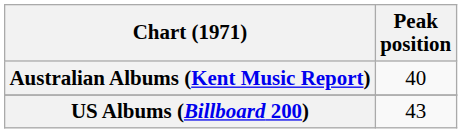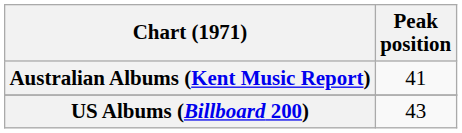(416, 77) 40 -> (416, 77) 41
